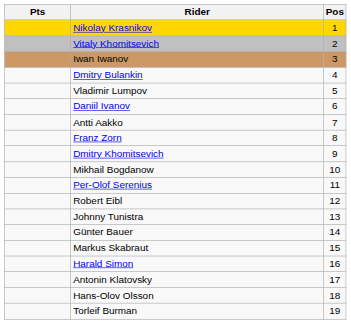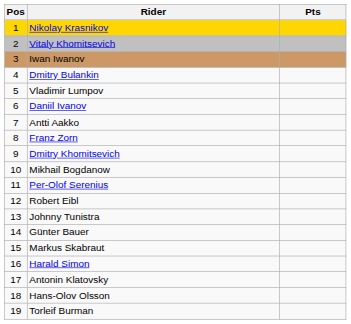columns swapped: (335, 12) <-> (38, 12)
